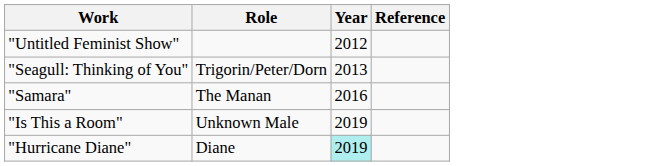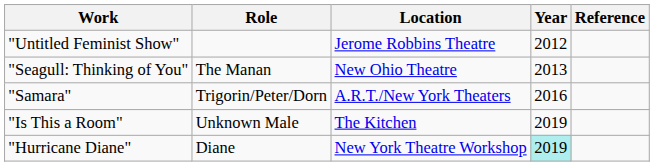+ column: (431, 17)
(261, 69) Trigorin/Peter/Dorn -> (233, 69) The Manan
(233, 95) The Manan -> (261, 95) Trigorin/Peter/Dorn
